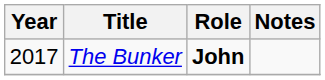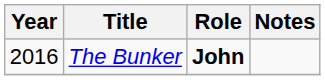(34, 56) 2017 -> (34, 56) 2016
